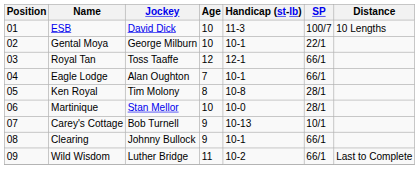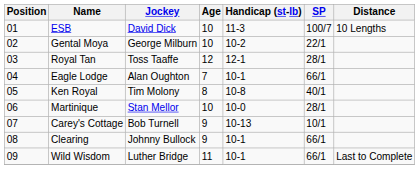(236, 44) 10-1 -> (236, 44) 10-2
(316, 60) 66/1 -> (316, 60) 28/1
(316, 92) 28/1 -> (316, 92) 40/1
(236, 156) 10-2 -> (236, 156) 10-1
